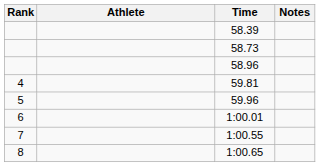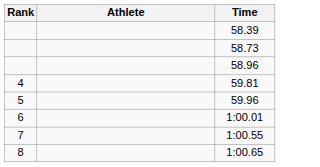- column: (295, 13)
